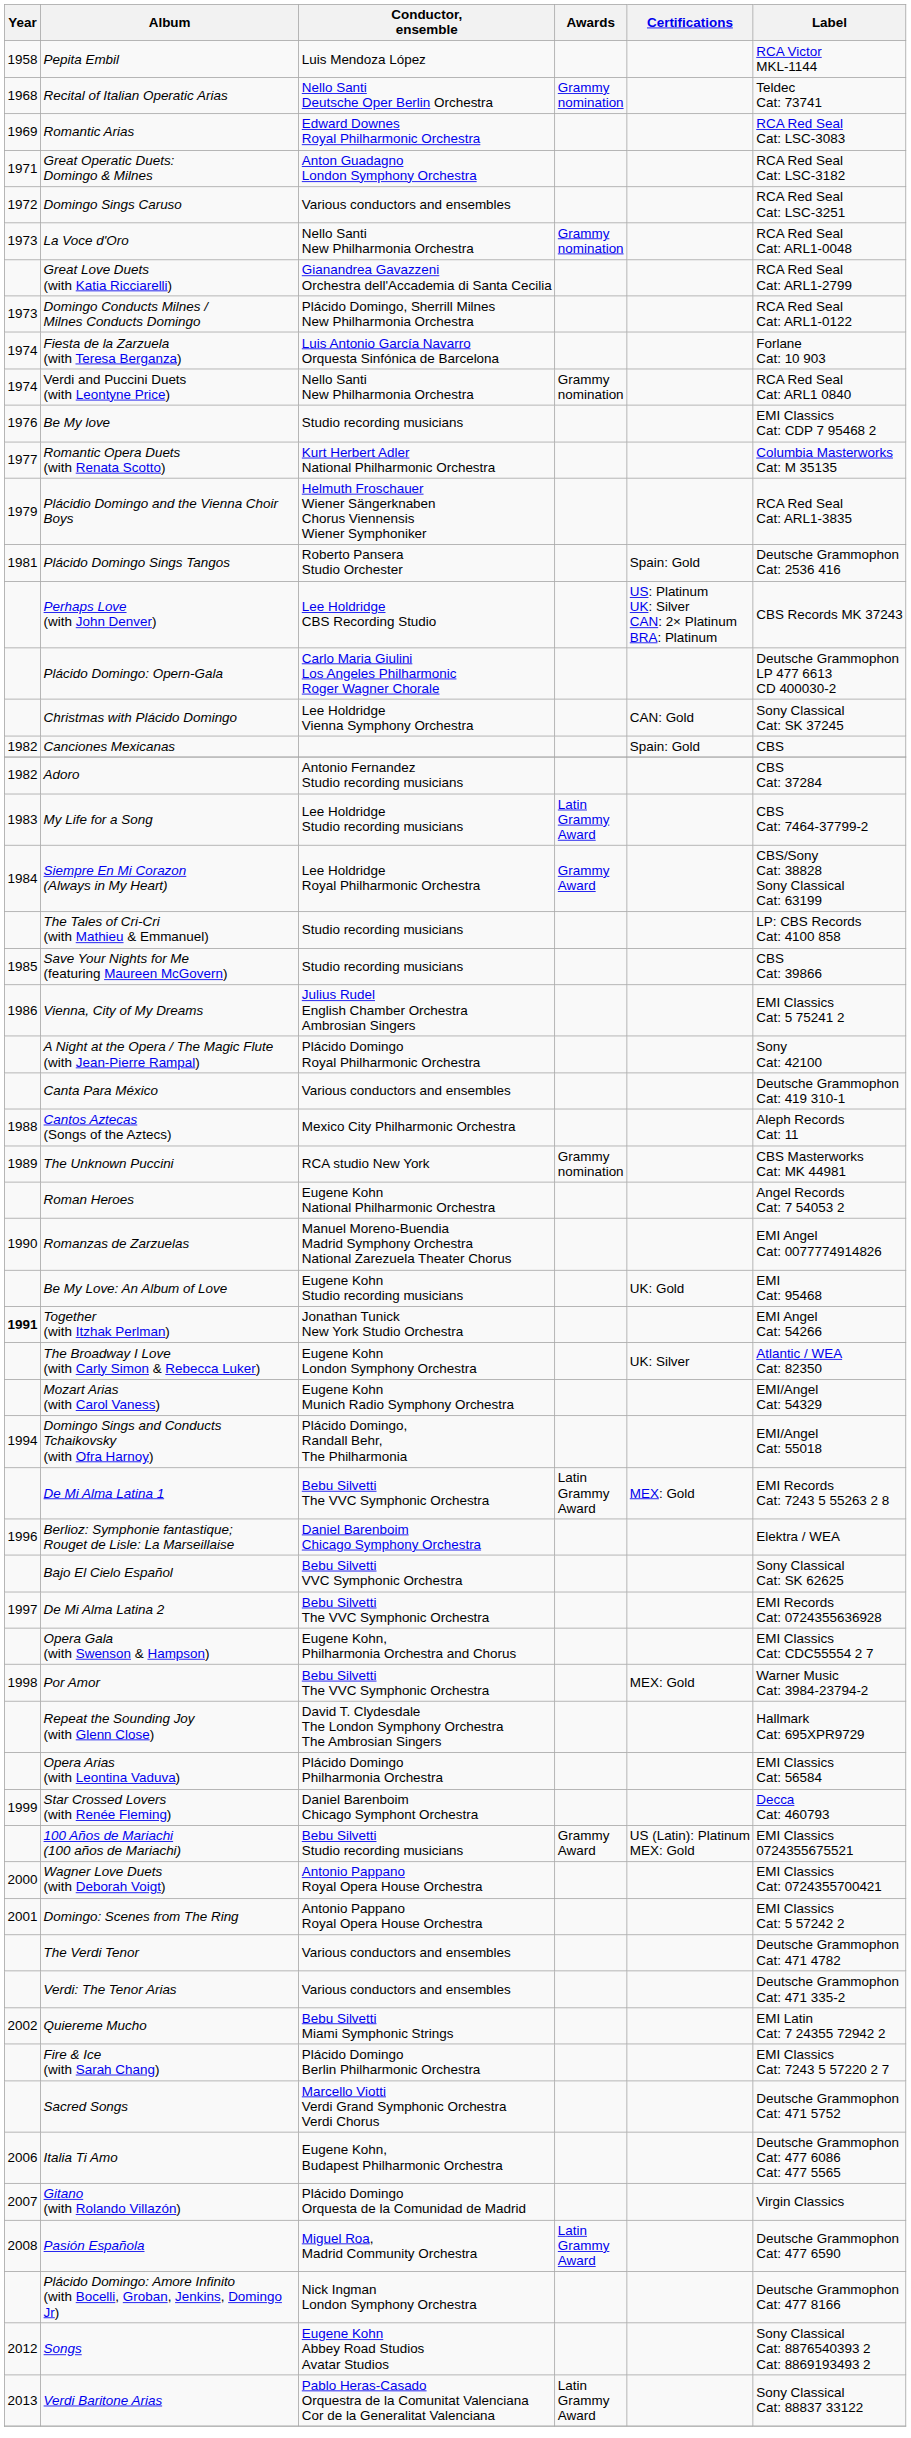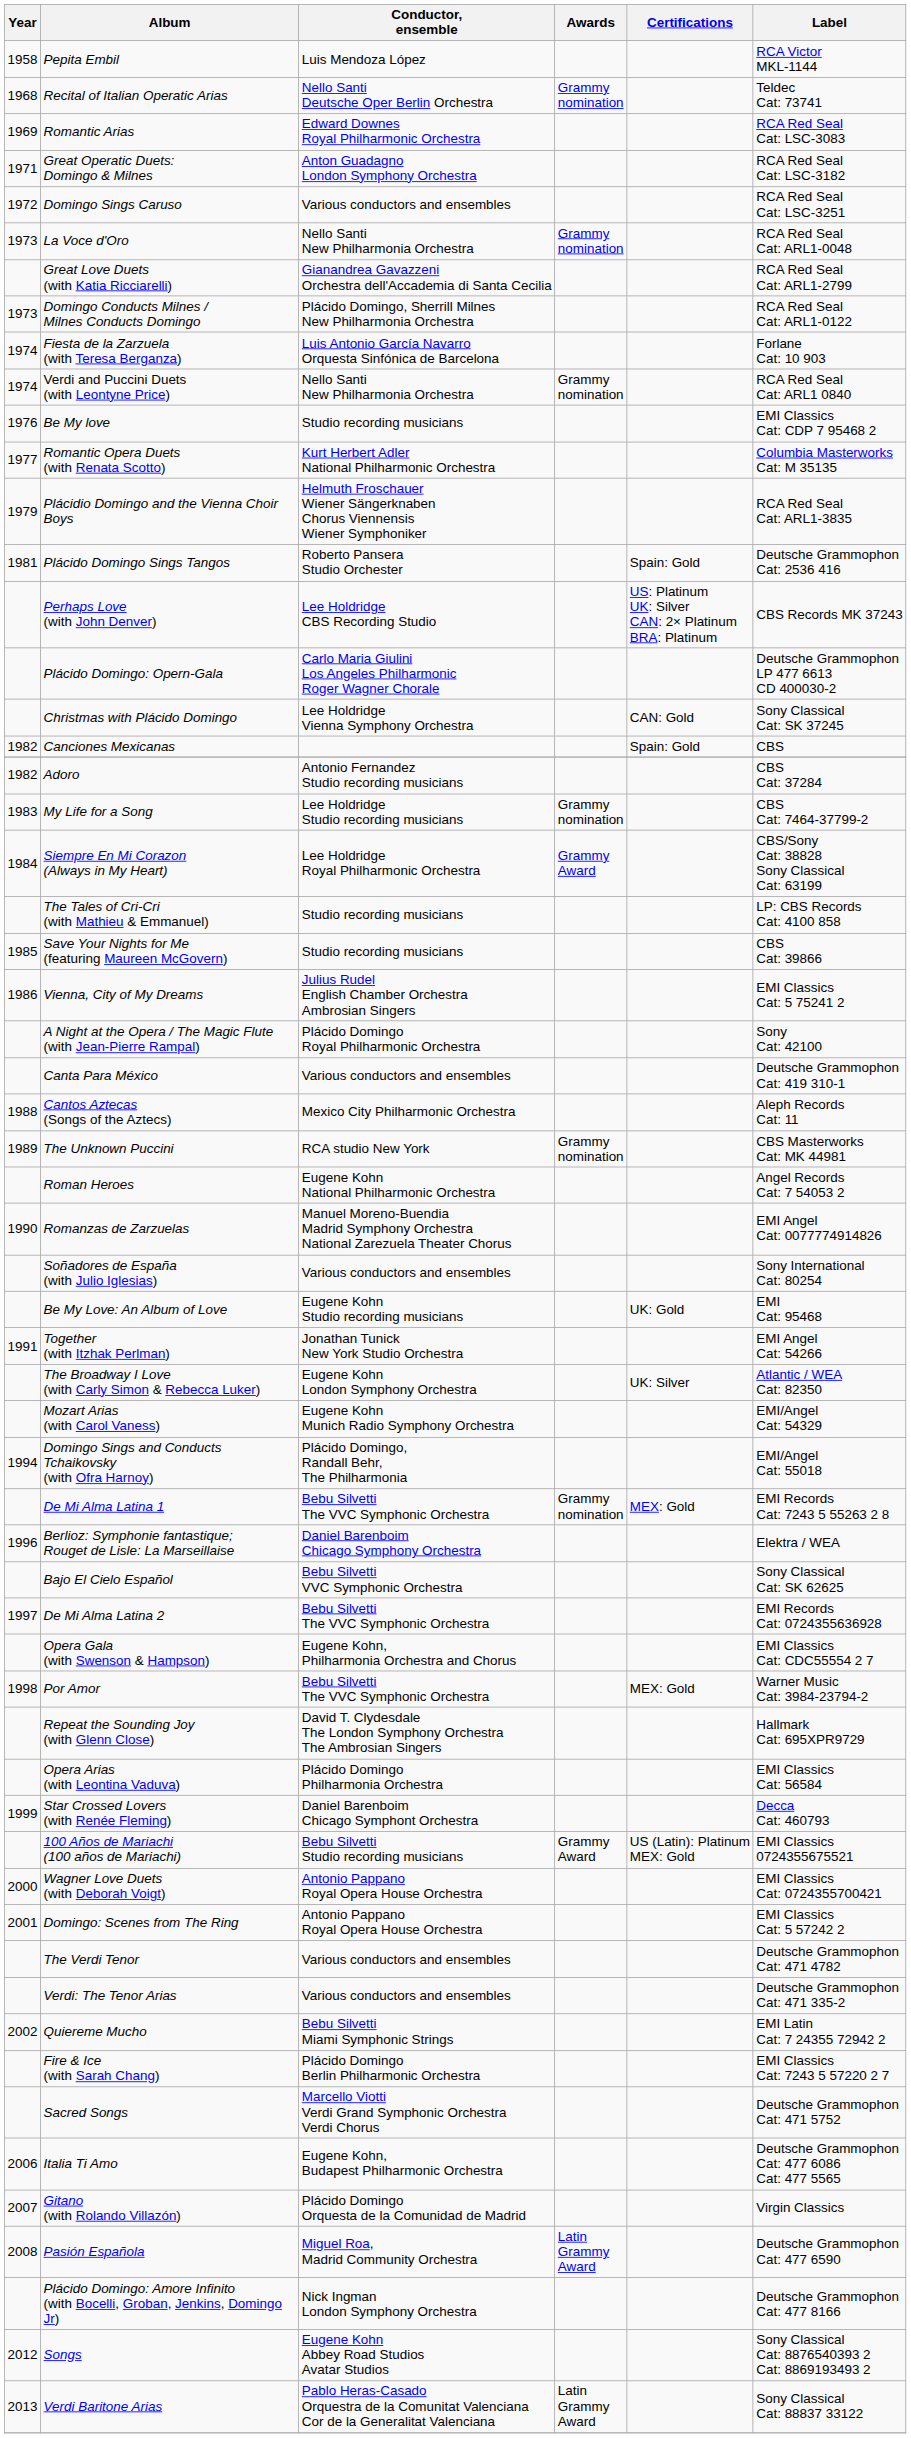(584, 819) Latin Grammy Award -> (591, 811) Grammy nomination
+ row: (110, 1273)
(22, 1324) bold -> (22, 1346) normal
(584, 1493) Latin Grammy Award -> (591, 1506) Grammy nomination
